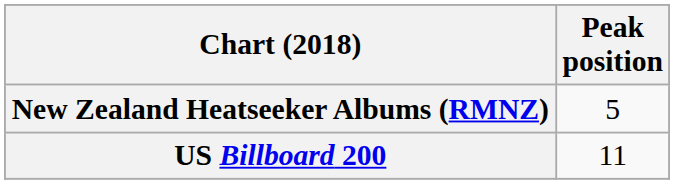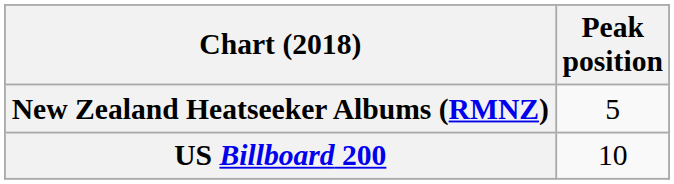(613, 155) 11 -> (613, 155) 10
